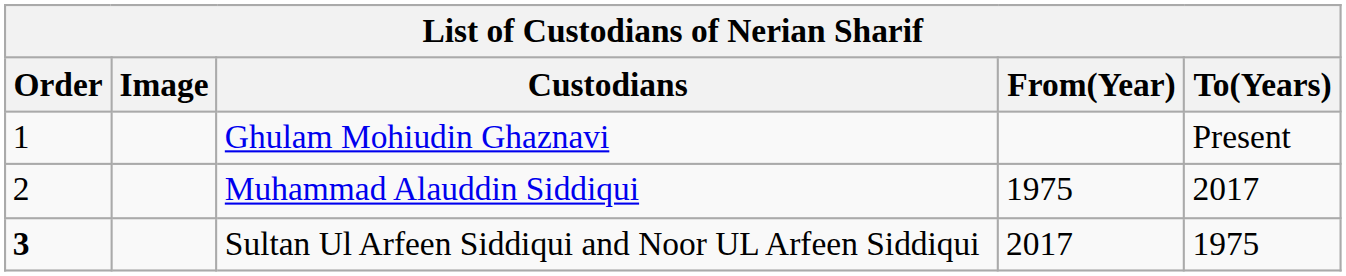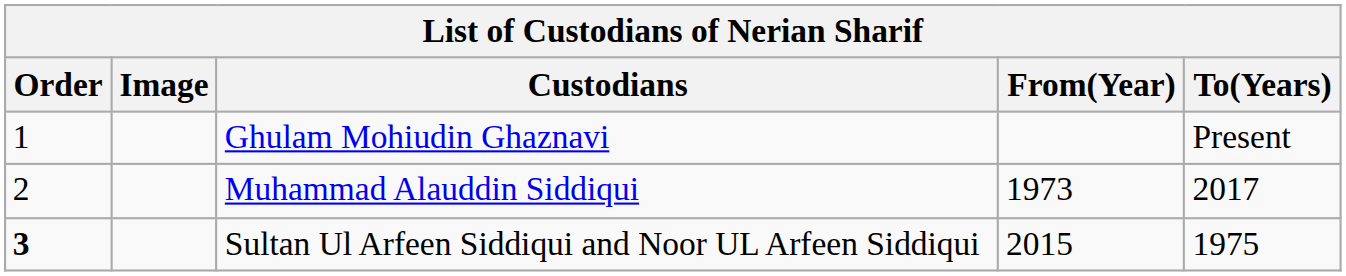(1039, 190) 1975 -> (1039, 190) 1973
(1039, 243) 2017 -> (1039, 243) 2015
